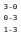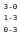rows swapped: (11, 29) <-> (11, 18)
